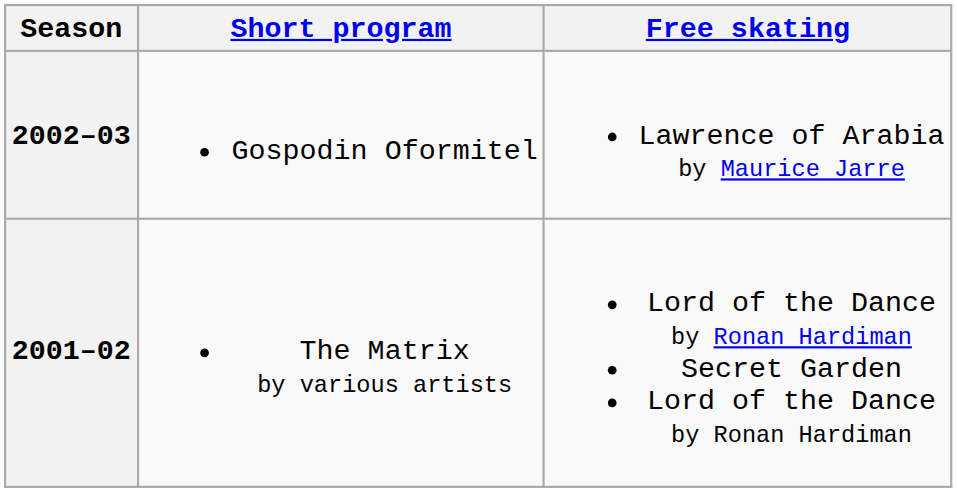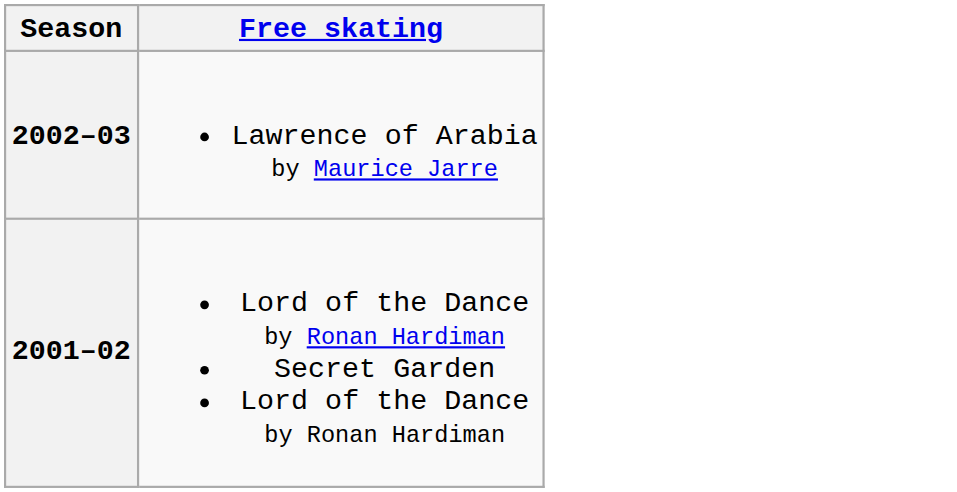- column: (341, 28)
